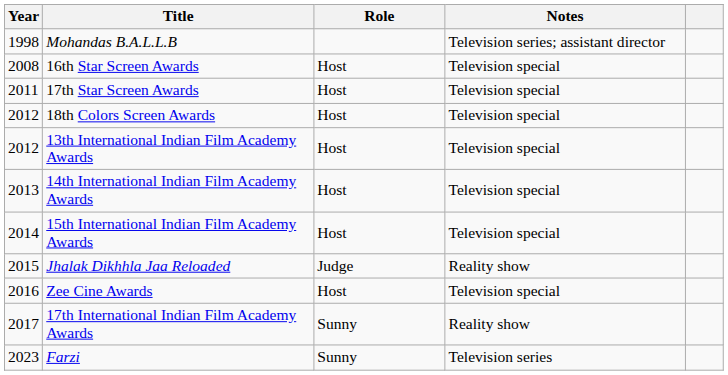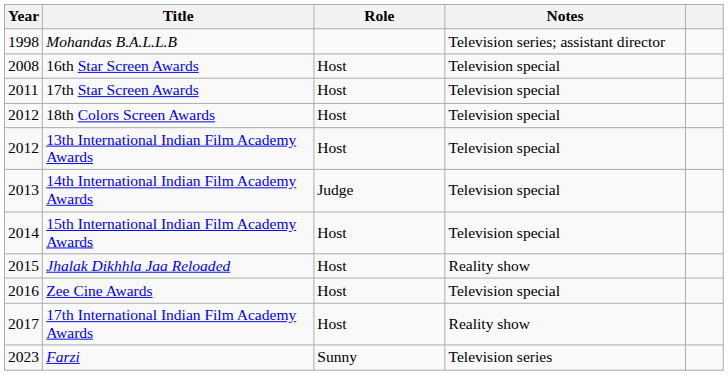(332, 190) Host -> (335, 190) Judge
(335, 266) Judge -> (332, 266) Host
(337, 324) Sunny -> (332, 324) Host
